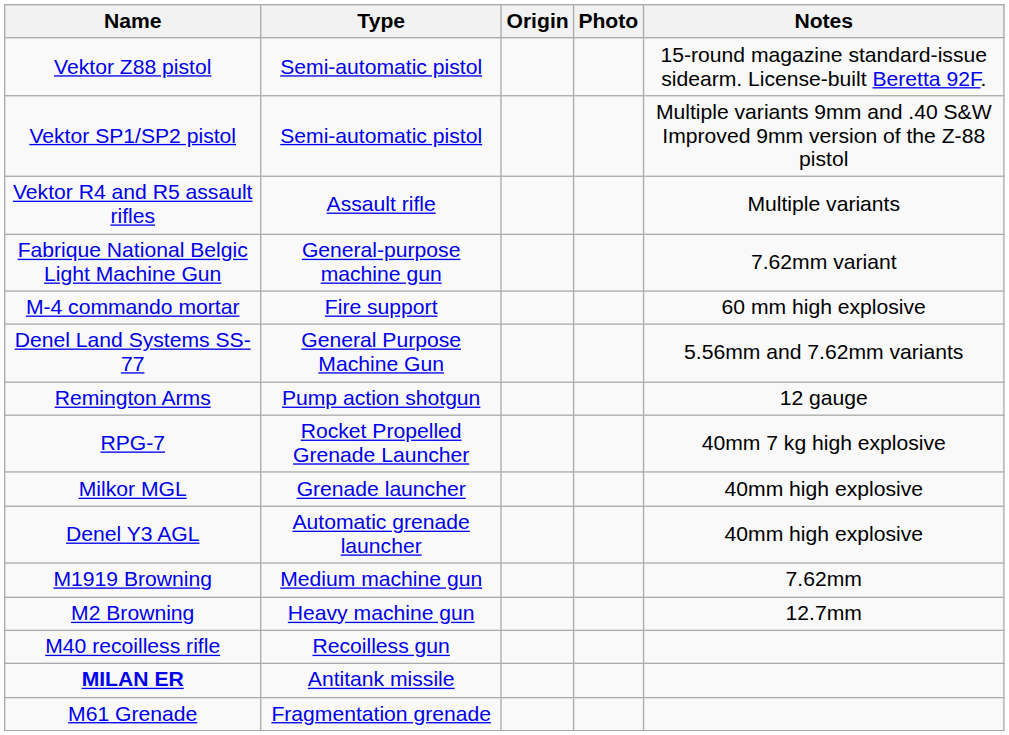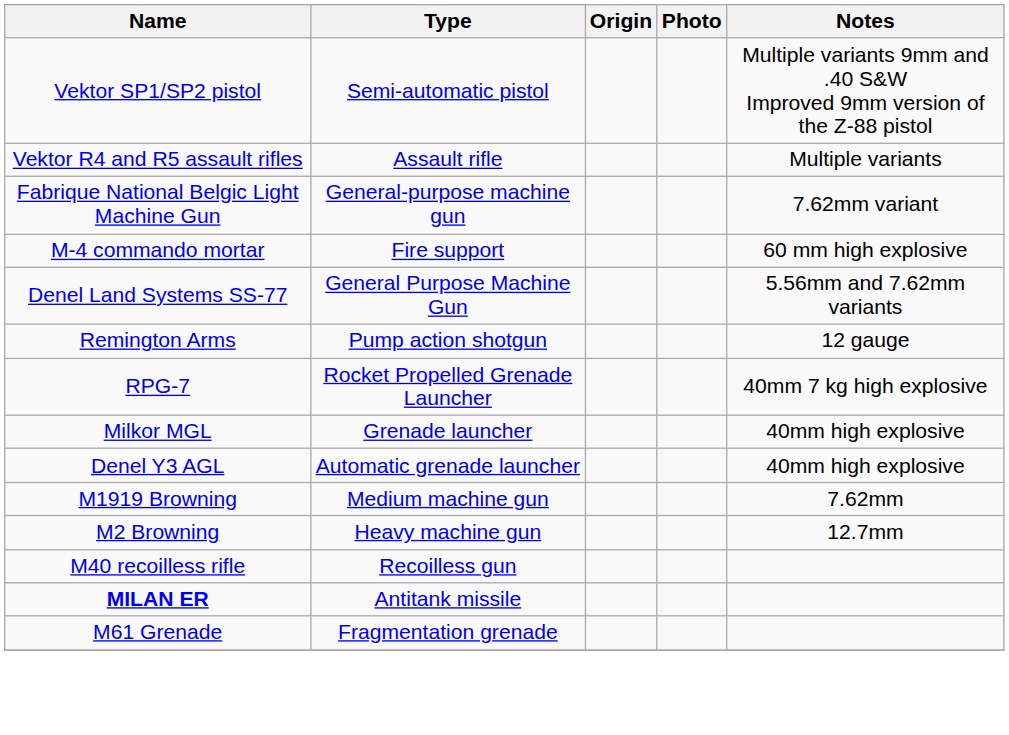- row: (133, 66)
